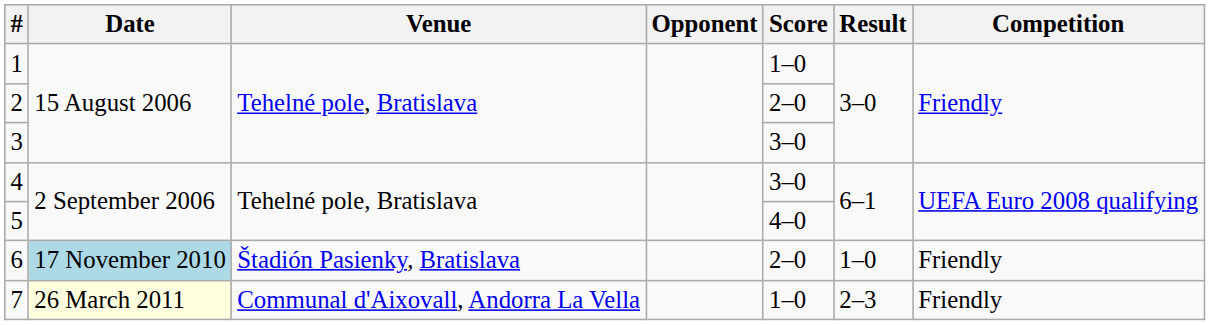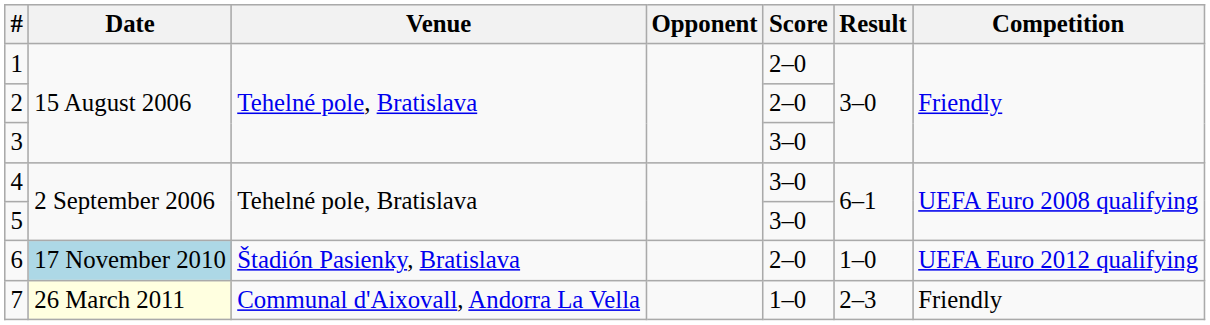(788, 63) 1–0 -> (788, 63) 2–0
(788, 220) 4–0 -> (788, 220) 3–0
(960, 260) Friendly -> (1058, 260) UEFA Euro 2012 qualifying
